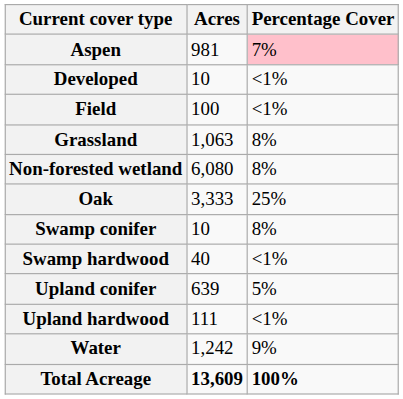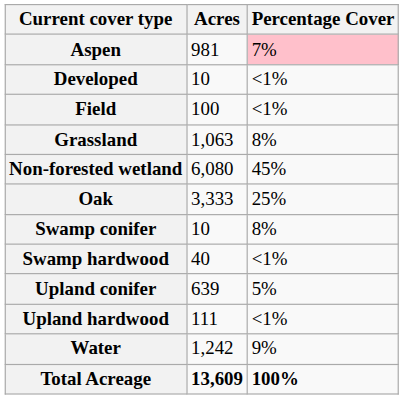(264, 169) 8% -> (269, 169) 45%
